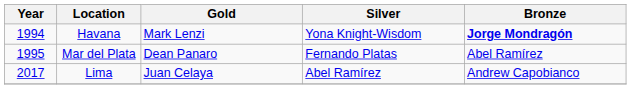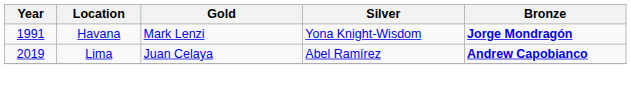(31, 34) 1994 -> (31, 34) 1991
- row: (99, 53)
(31, 73) 2017 -> (31, 53) 2019
(523, 73) normal -> (527, 53) bold
